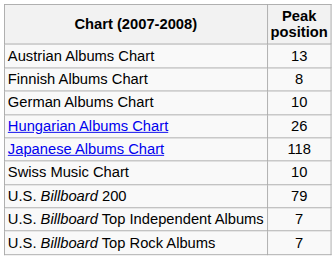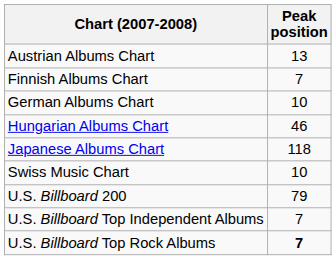(299, 79) 8 -> (299, 79) 7
(299, 126) 26 -> (299, 126) 46
(299, 242) normal -> (299, 242) bold
